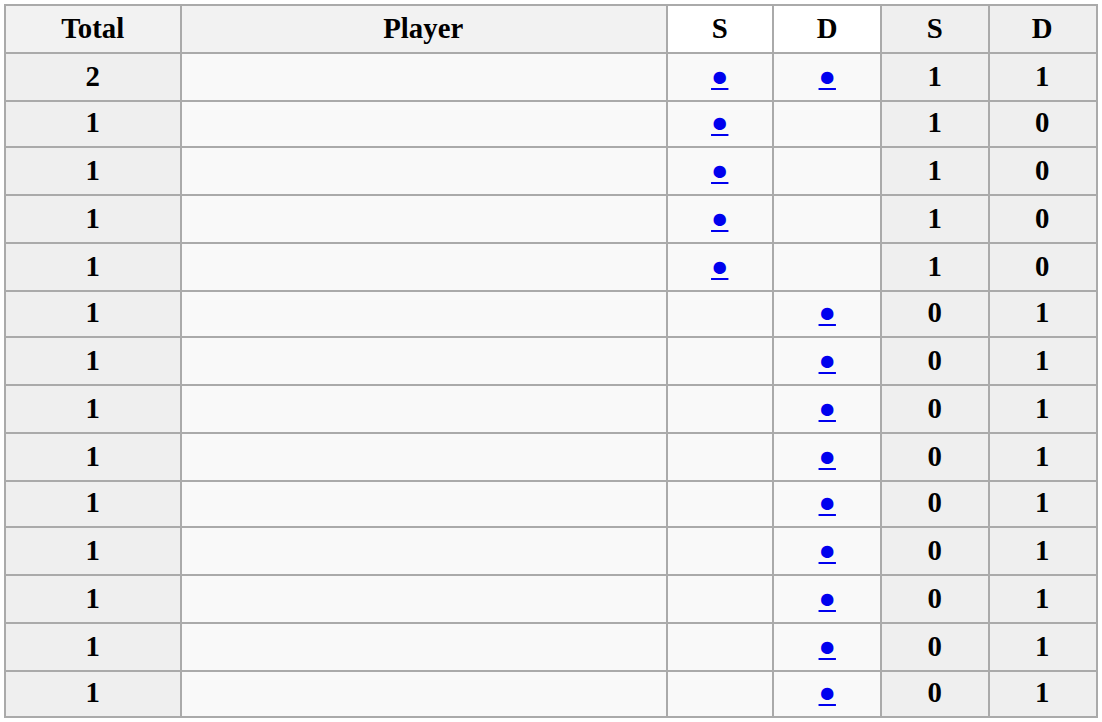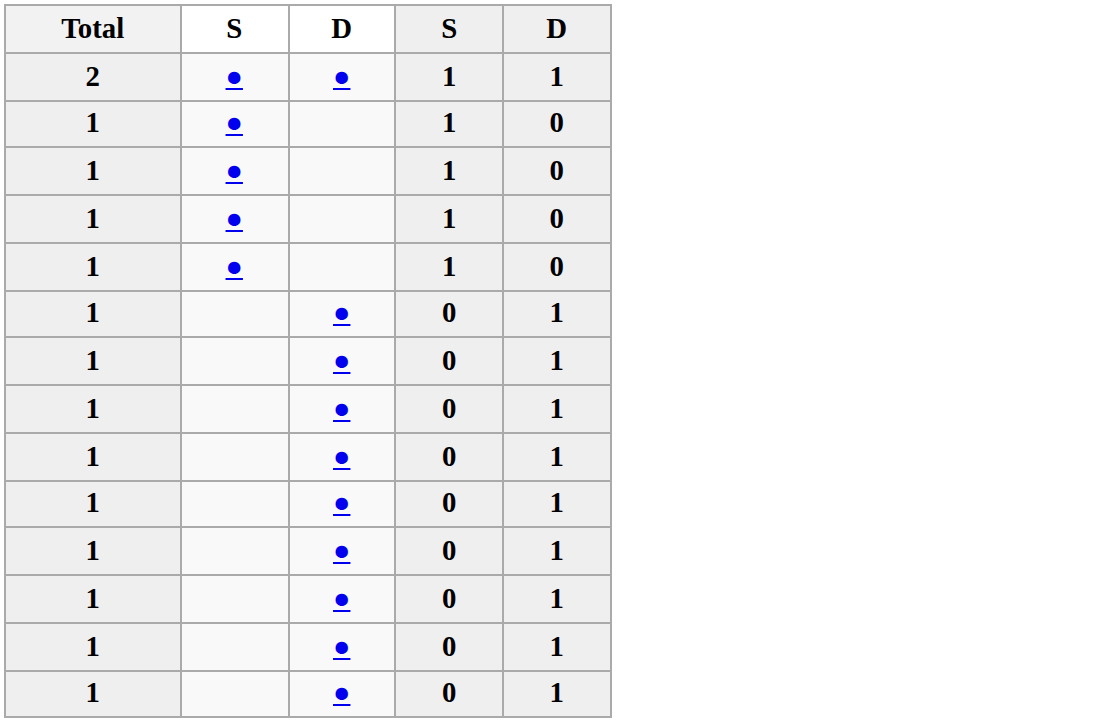- column: (423, 28)
